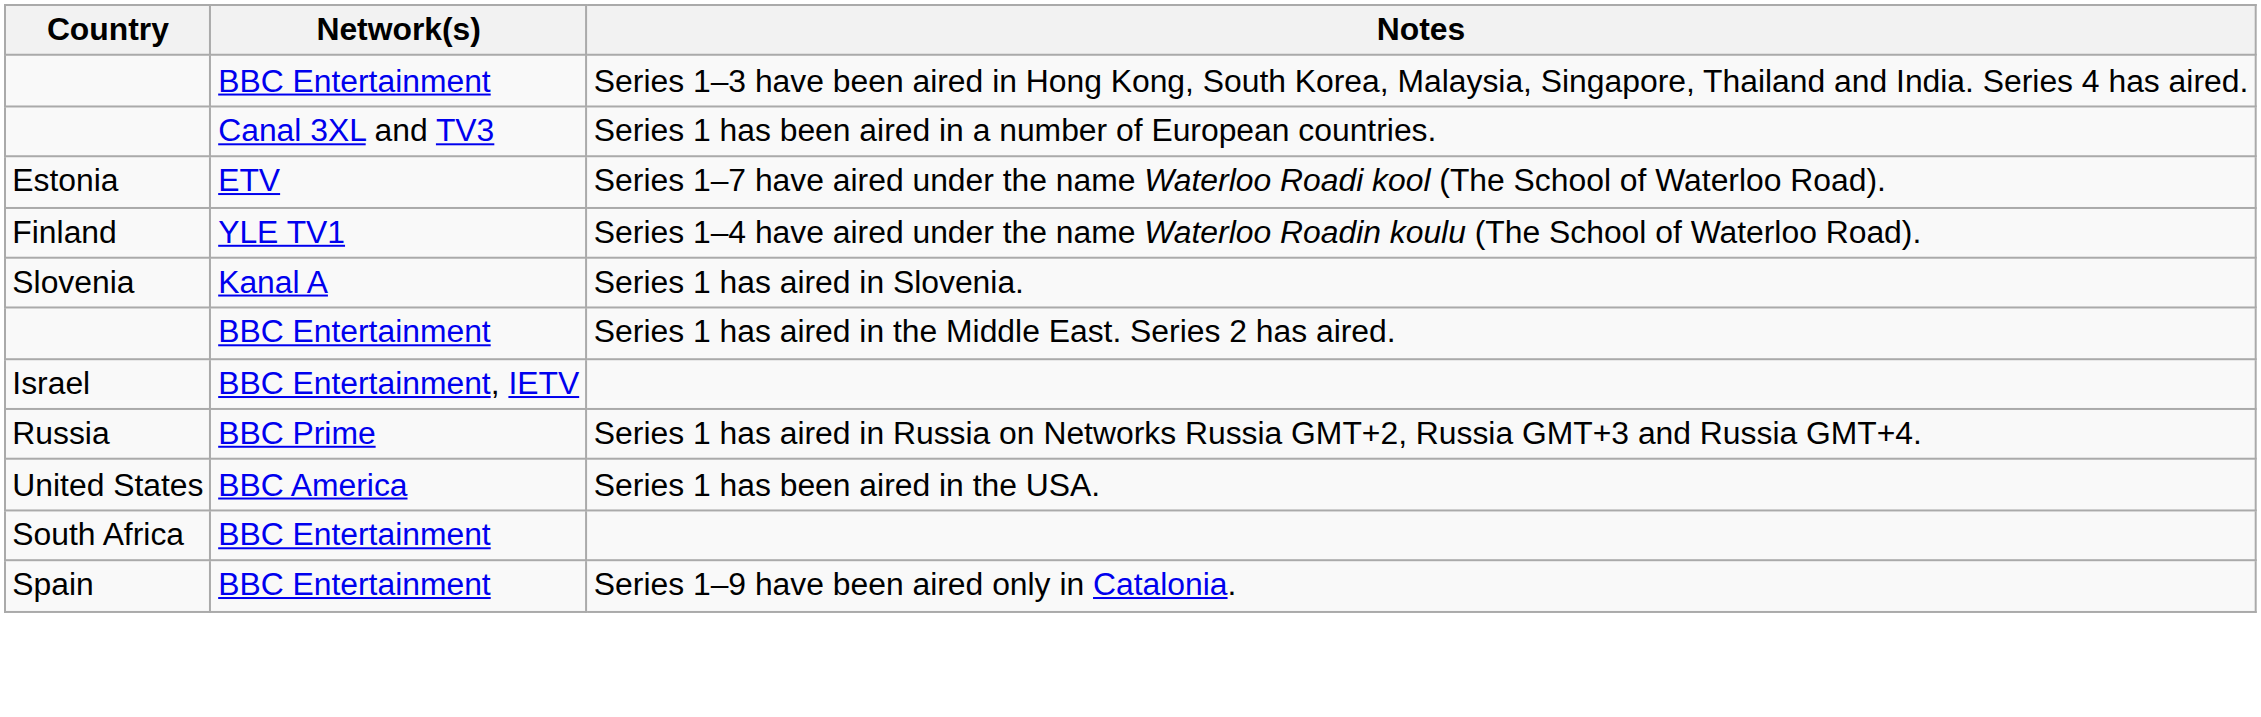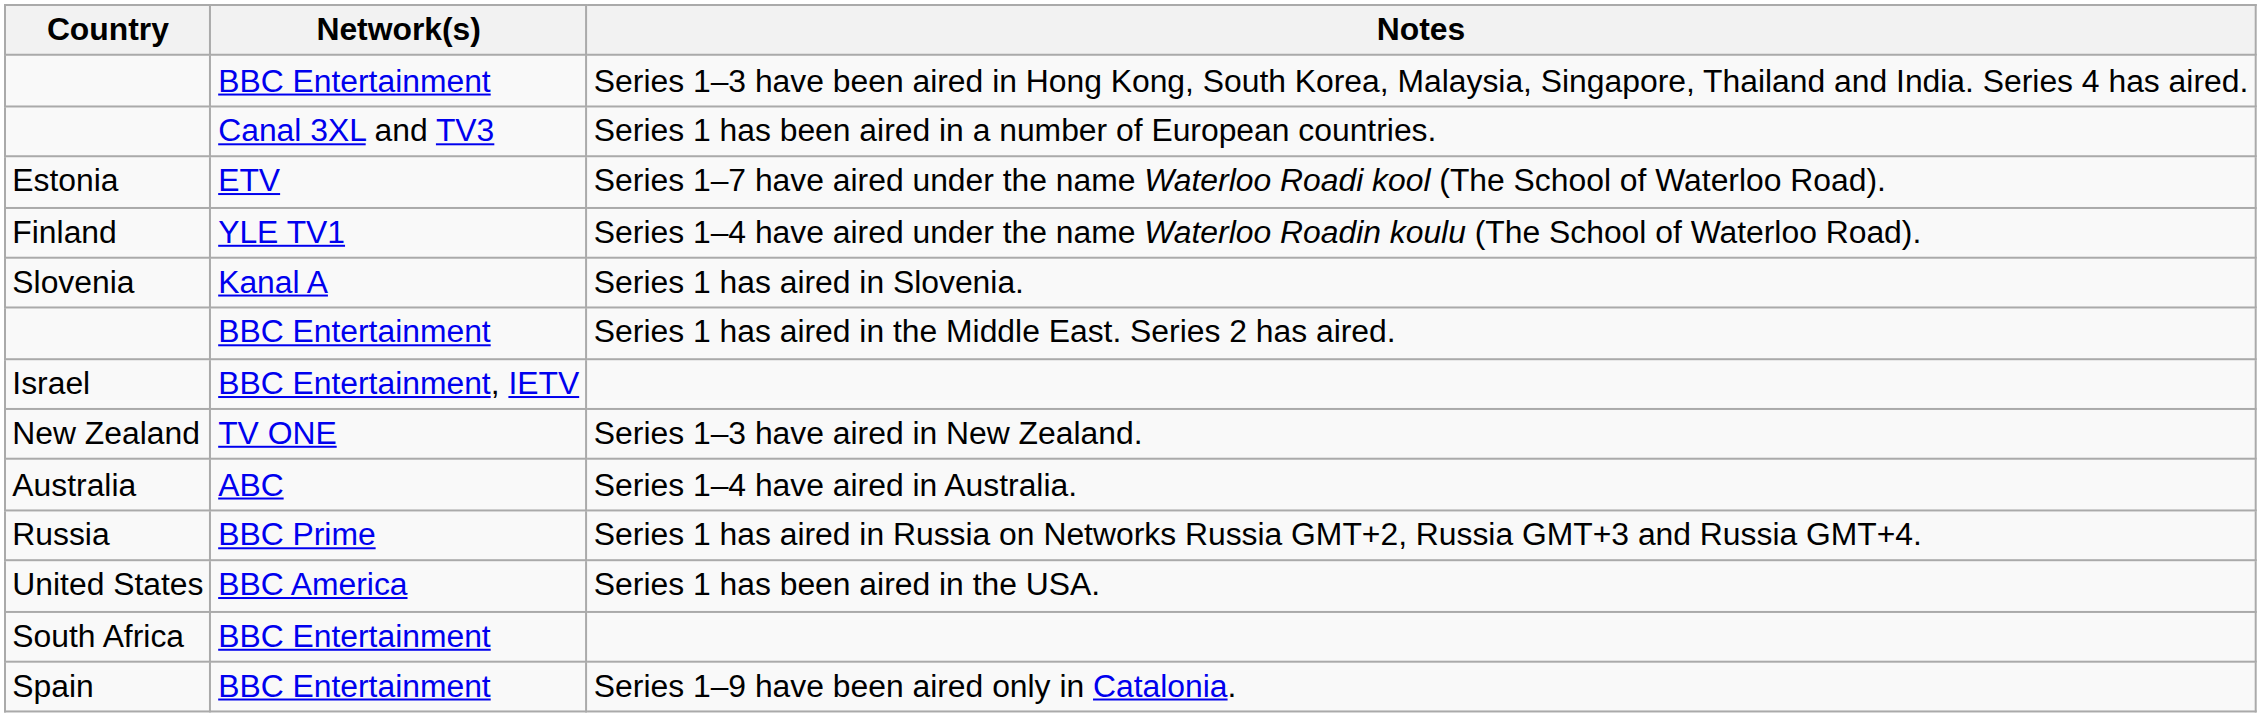+ row: (106, 433)
+ row: (74, 484)
